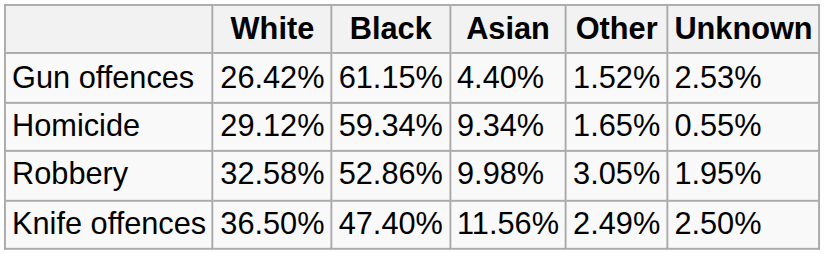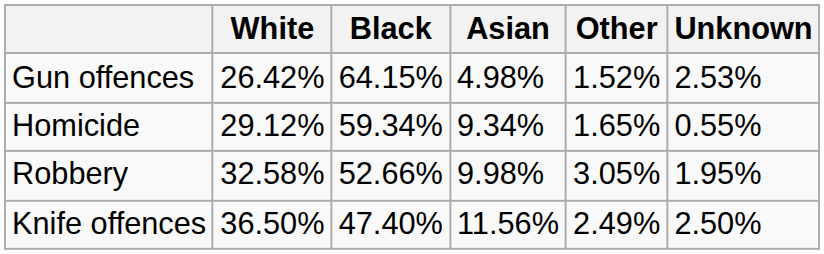(391, 77) 61.15% -> (391, 77) 64.15%
(501, 77) 4.40% -> (501, 77) 4.98%
(391, 175) 52.86% -> (391, 175) 52.66%
